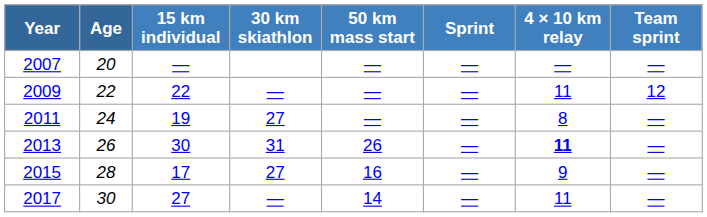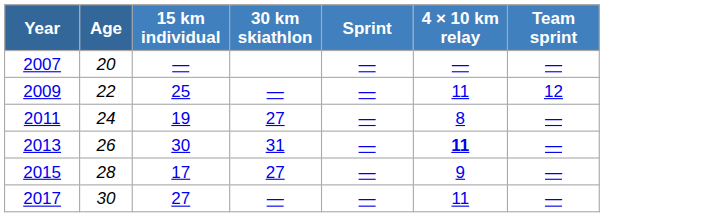- column: (372, 28)
(181, 91) 22 -> (181, 91) 25
